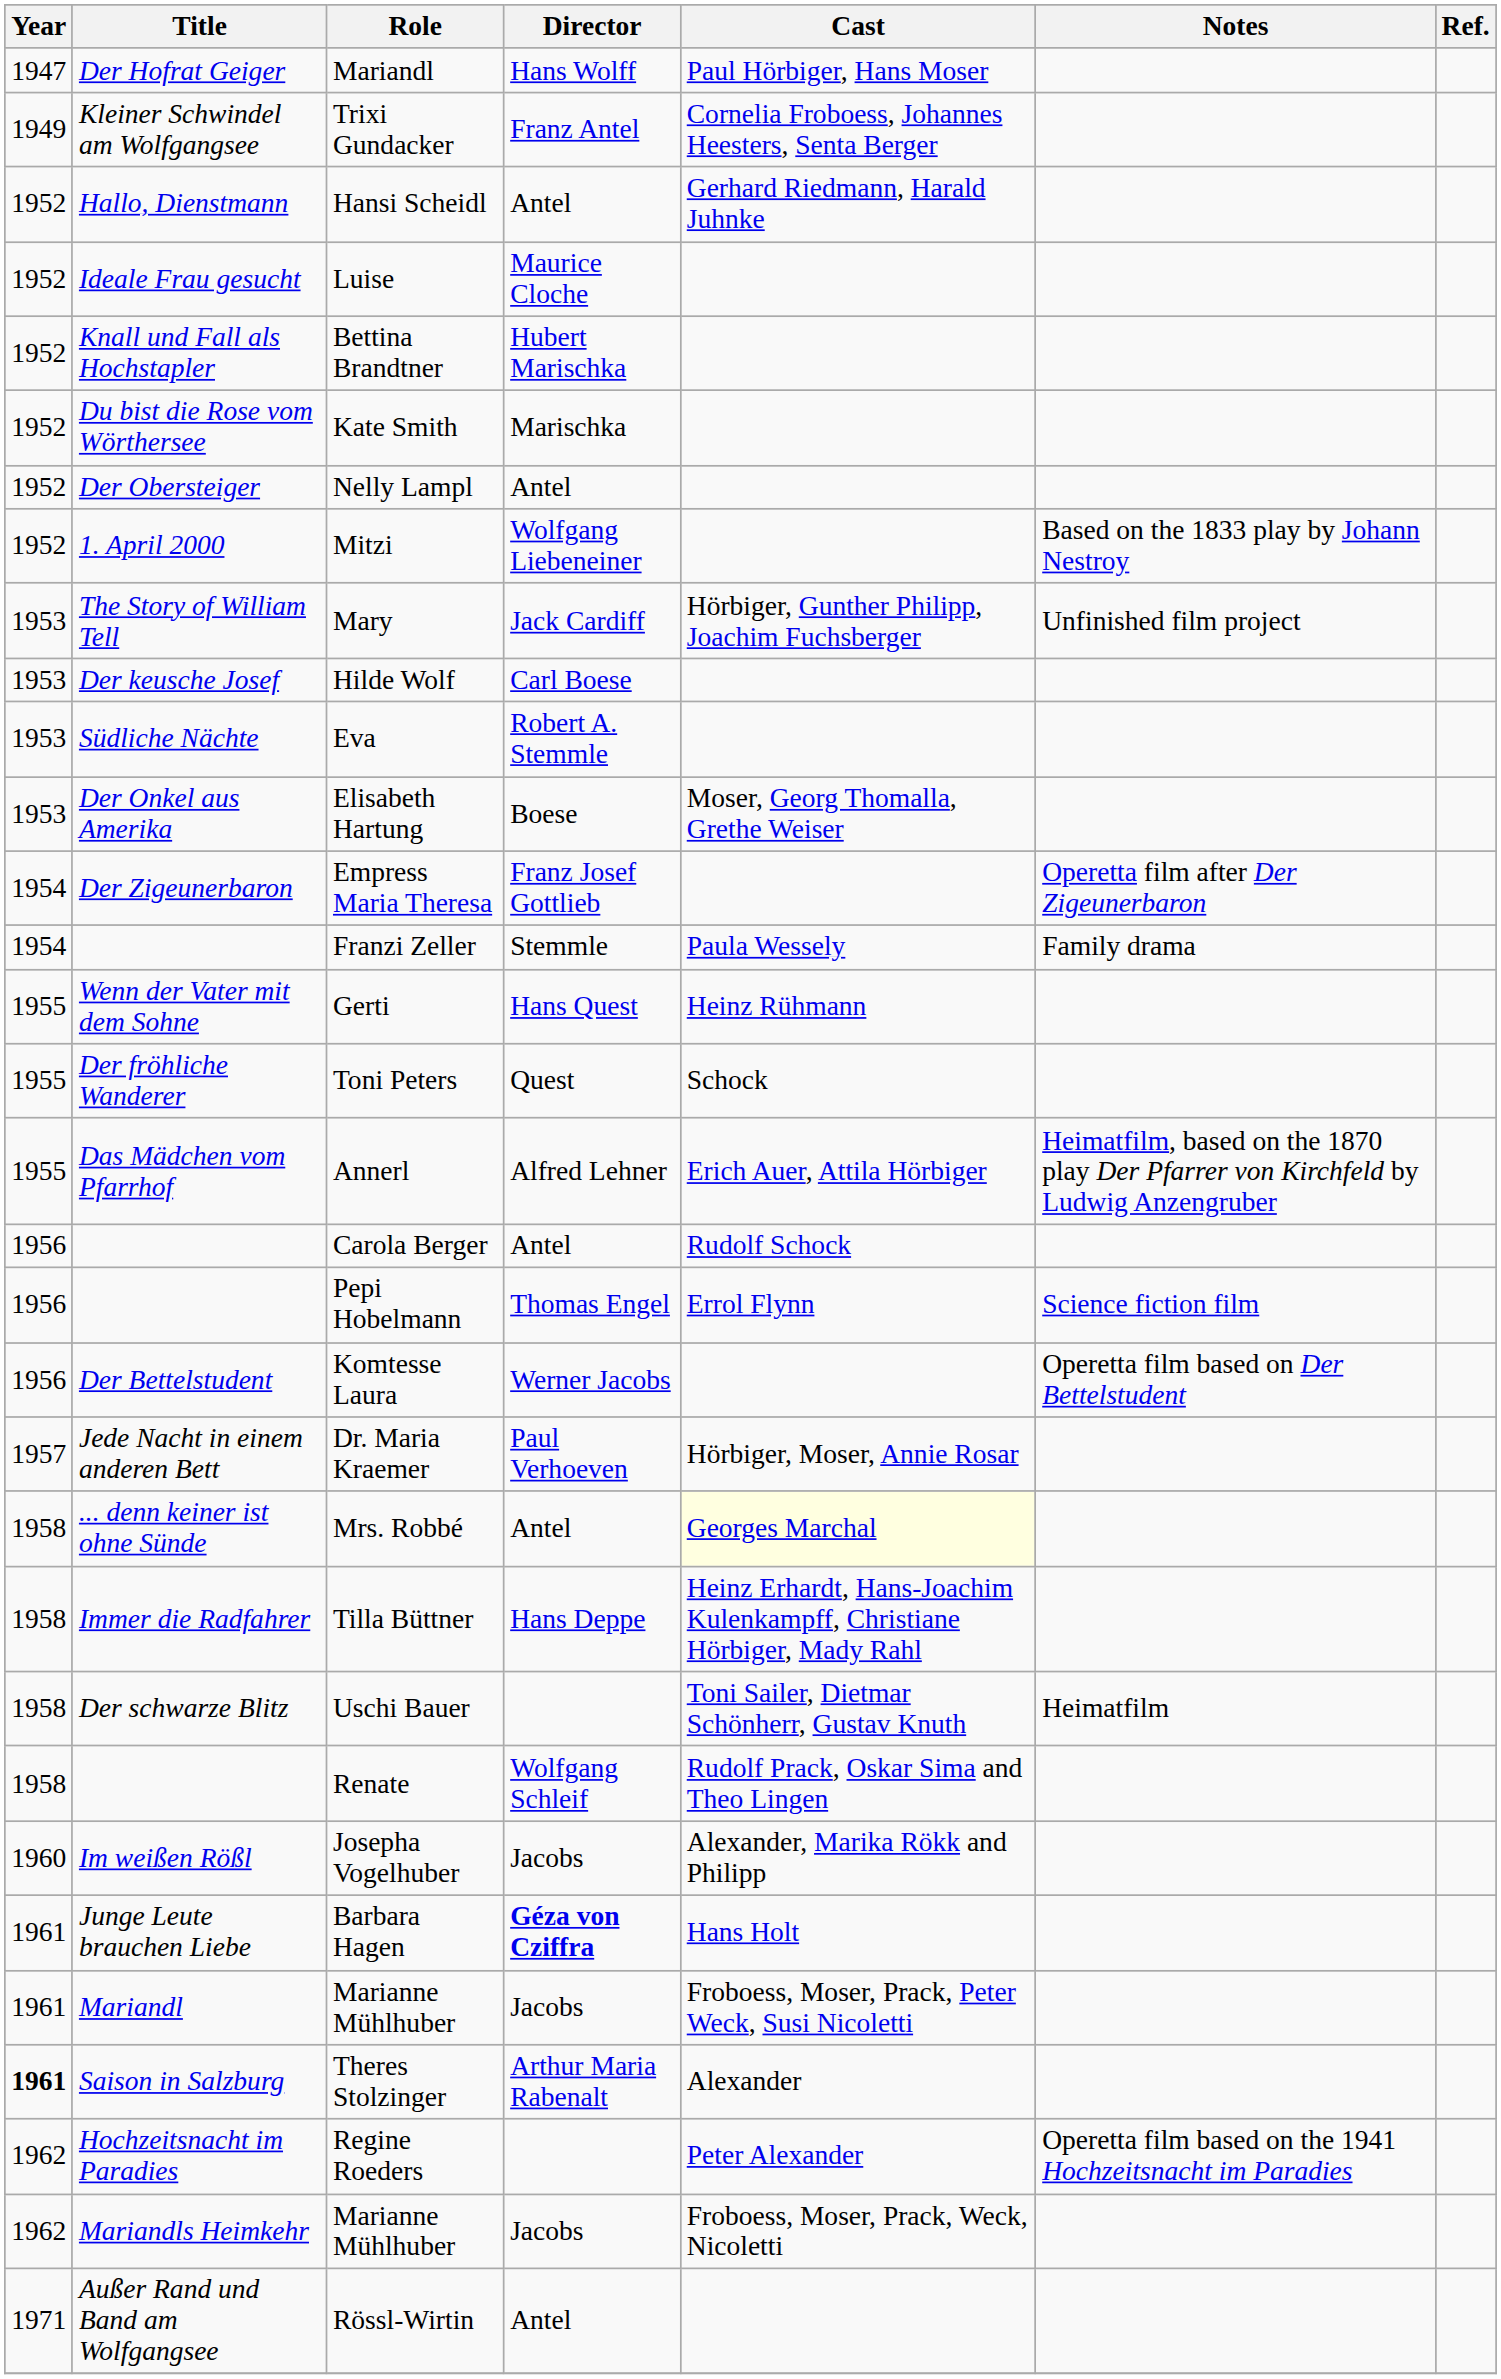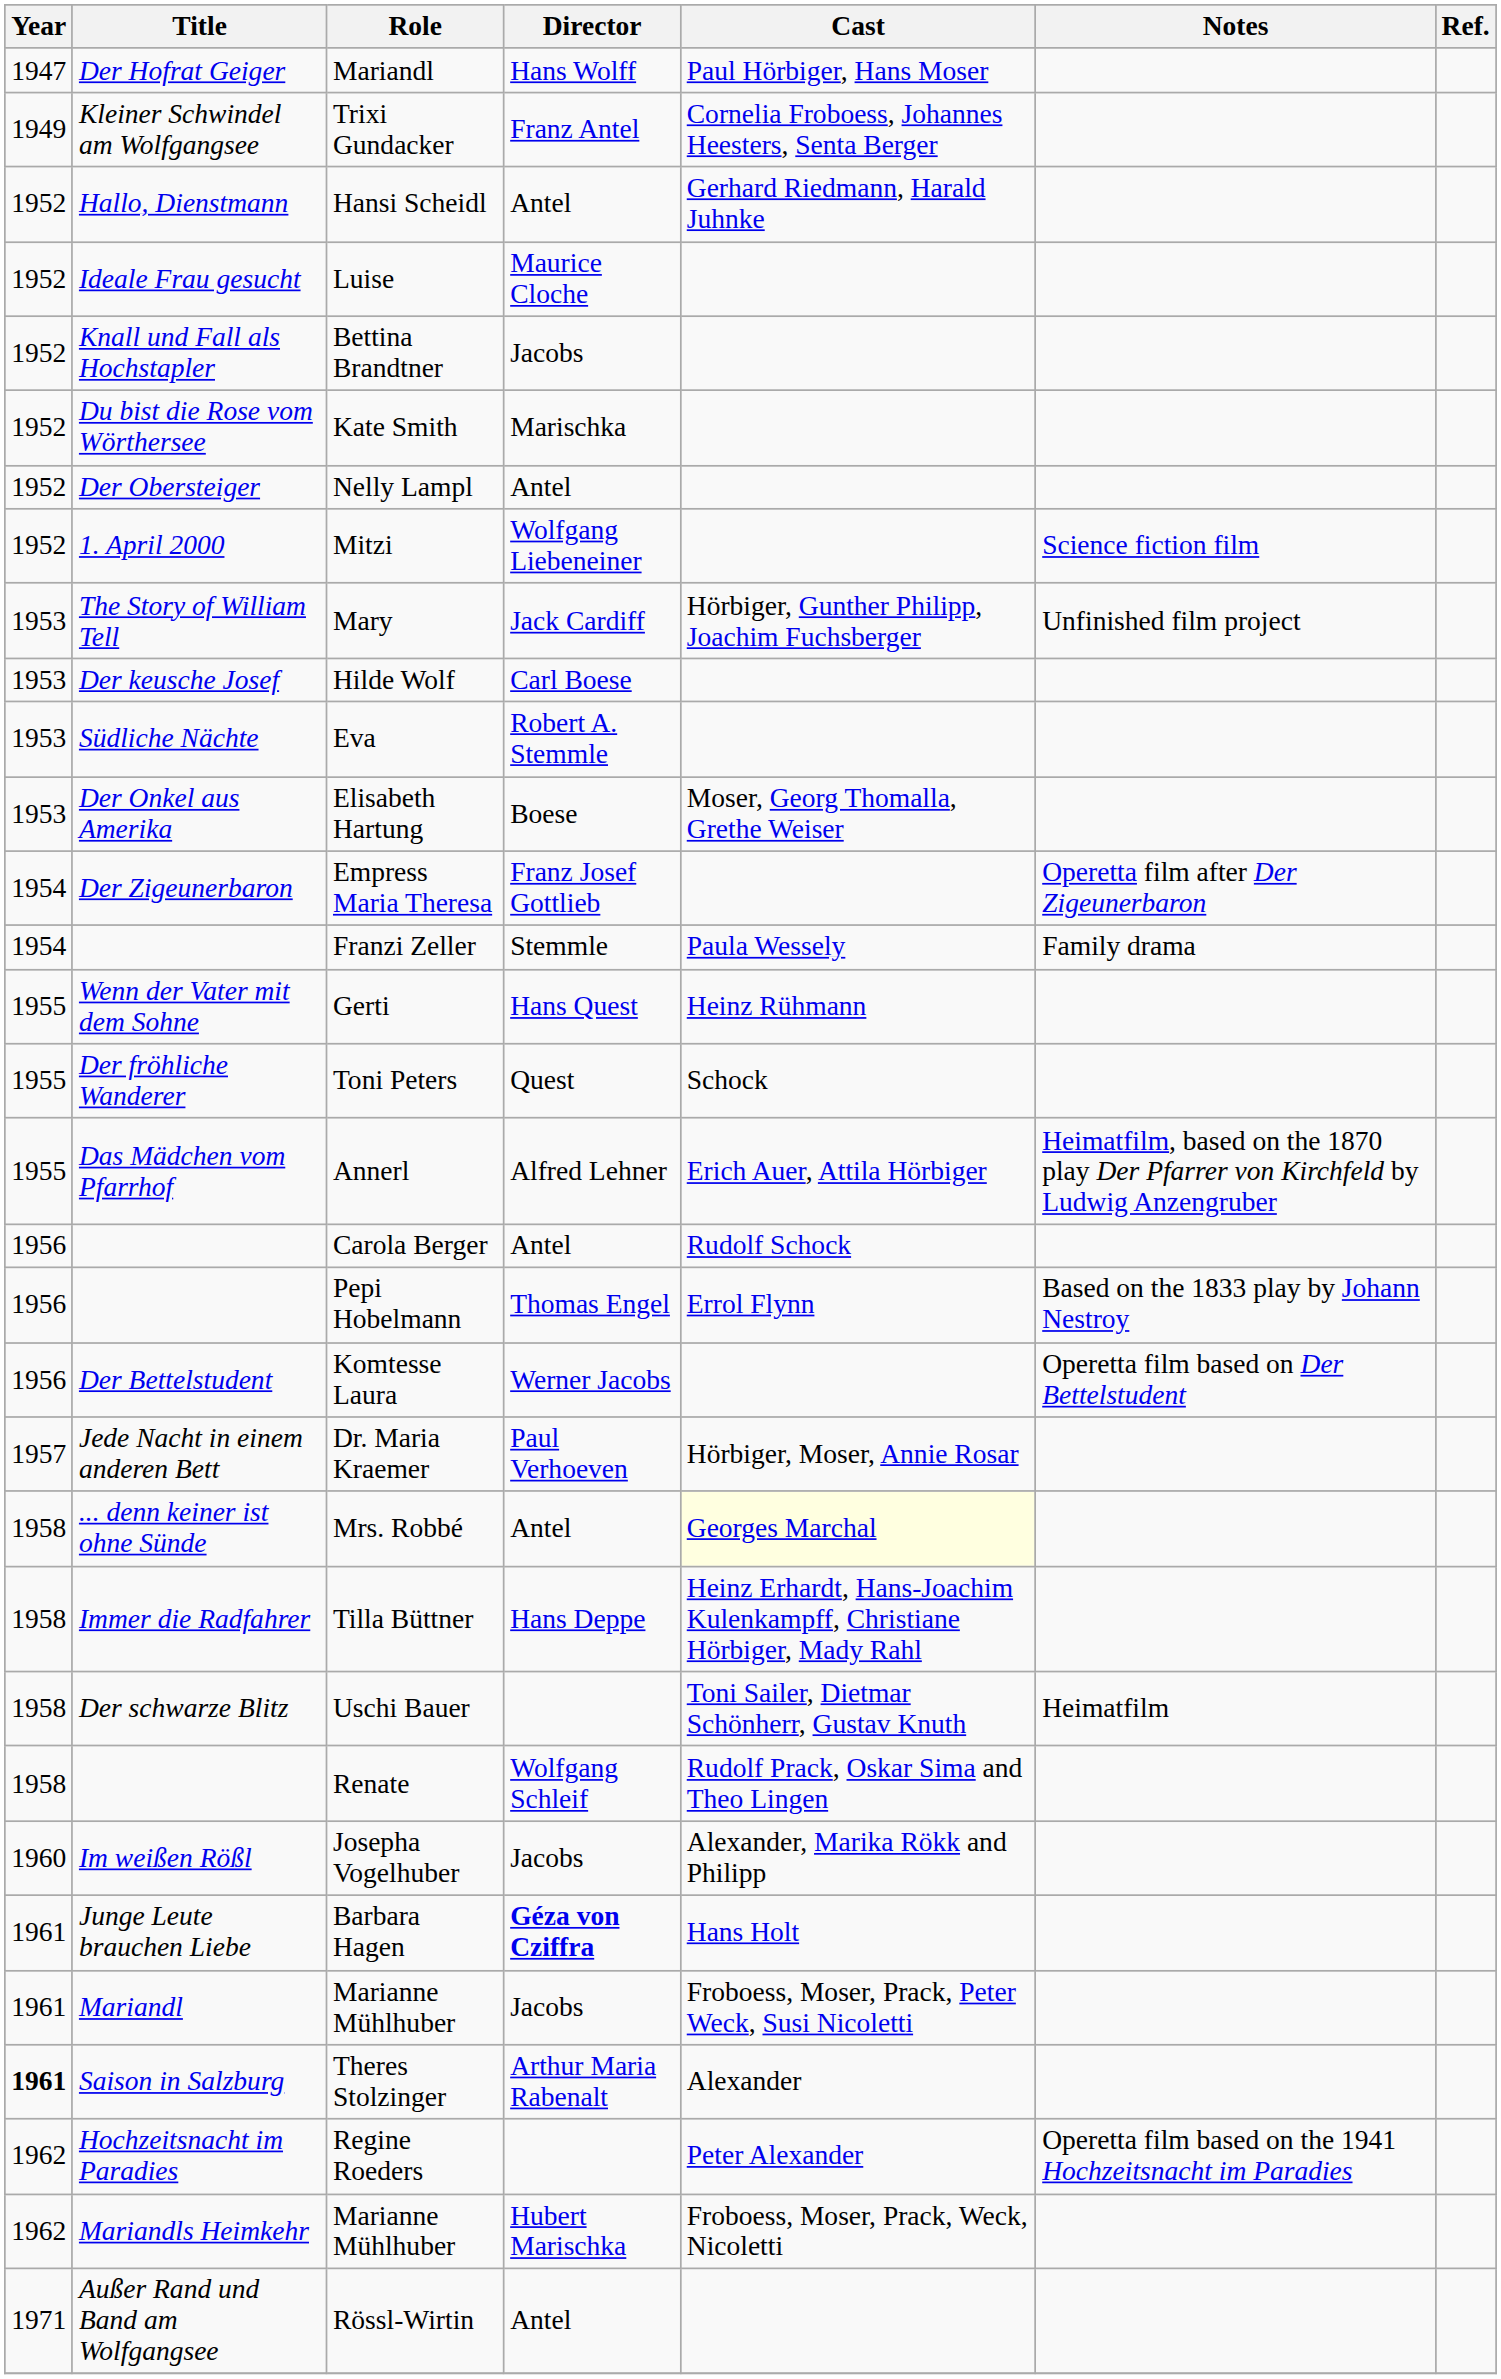(568, 352) Hubert Marischka -> (547, 352) Jacobs
(1231, 545) Based on the 1833 play by Johann Nestroy -> (1151, 545) Science fiction film
(1151, 1304) Science fiction film -> (1231, 1304) Based on the 1833 play by Johann Nestroy
(547, 2230) Jacobs -> (568, 2230) Hubert Marischka
